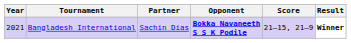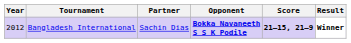(15, 27) 2021 -> (15, 27) 2012
(289, 27) normal -> (289, 27) bold
